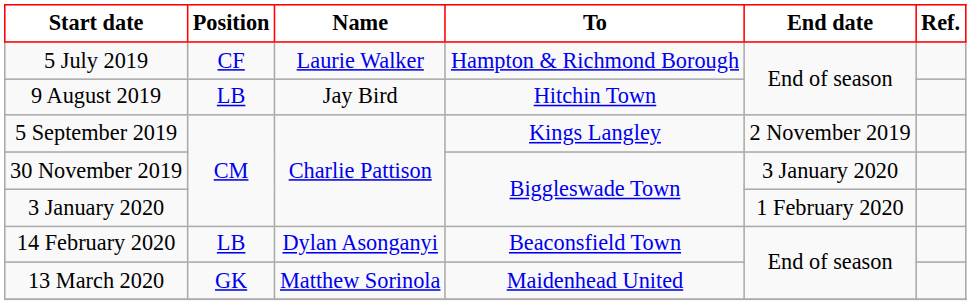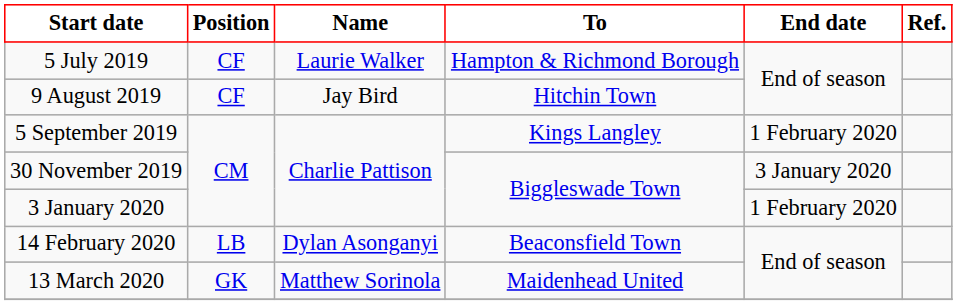(231, 96) LB -> (231, 96) CF
(830, 133) 2 November 2019 -> (823, 133) 1 February 2020
